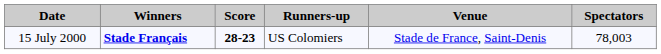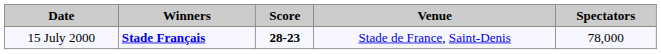- column: (316, 15)
(614, 37) 78,003 -> (606, 37) 78,000
